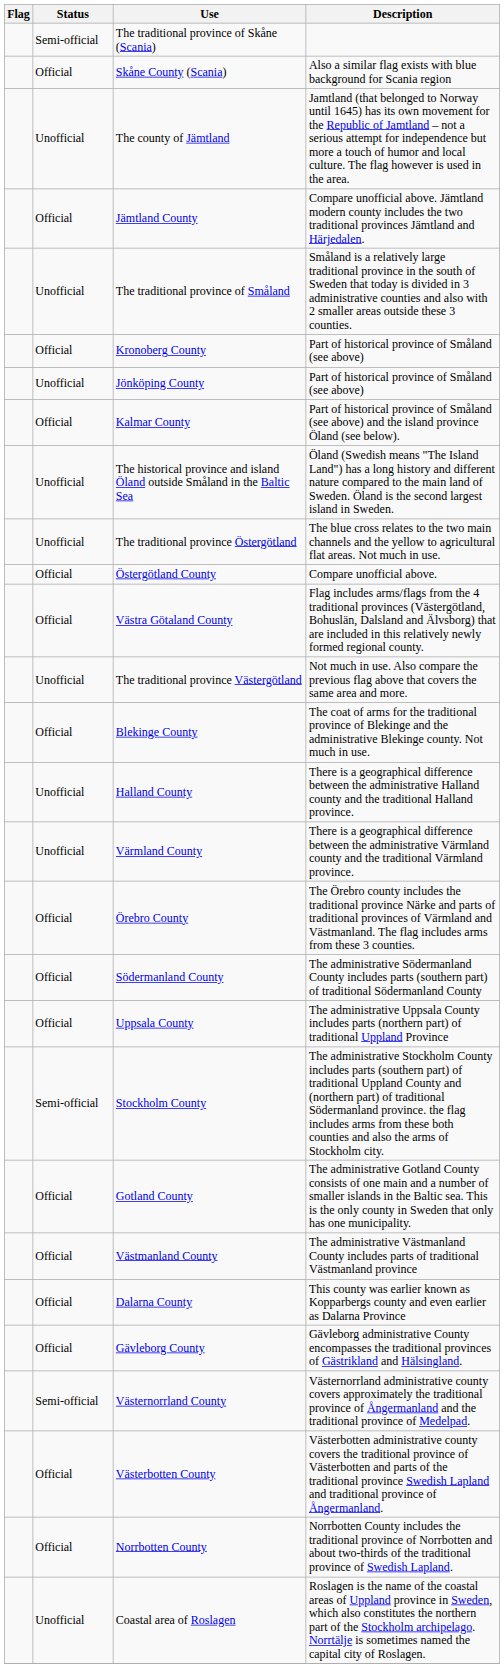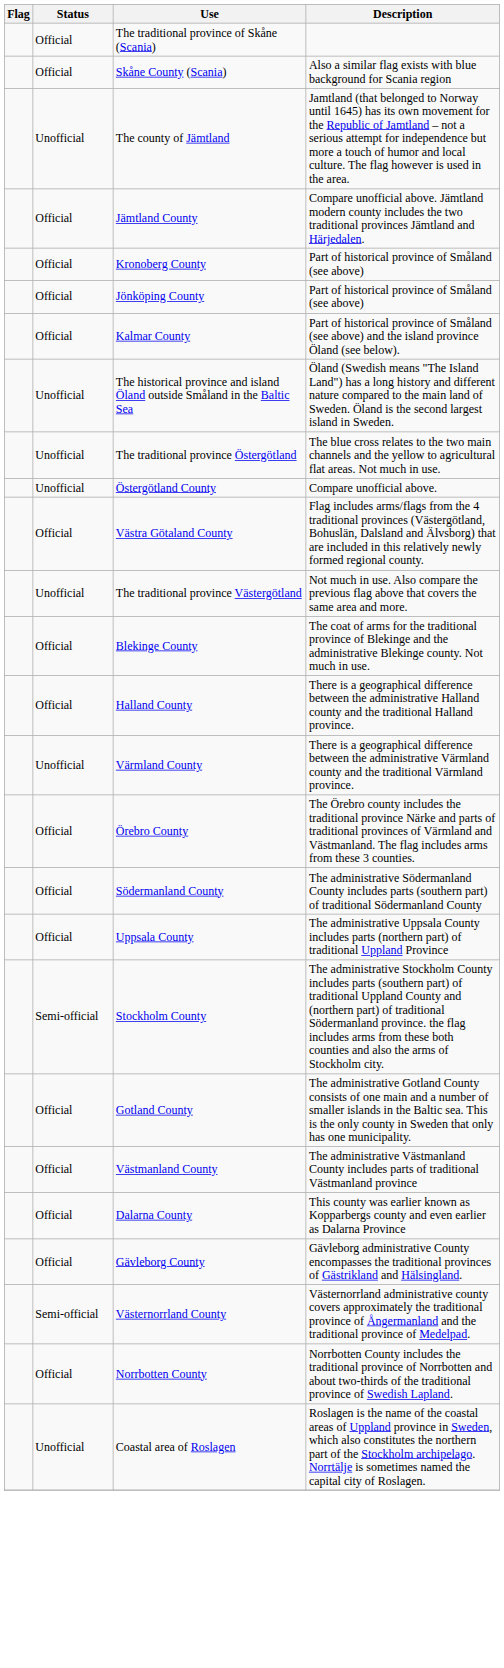(67, 39) Semi-official -> (54, 39) Official
- row: (203, 291)
(60, 383) Unofficial -> (54, 296) Official
(54, 574) Official -> (60, 487) Unofficial
(60, 792) Unofficial -> (54, 705) Official
- row: (166, 1474)
